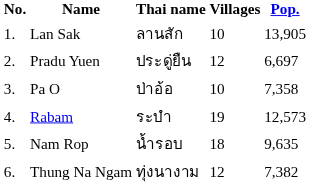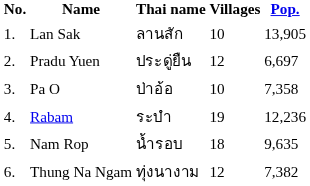(285, 116) 12,573 -> (285, 116) 12,236
